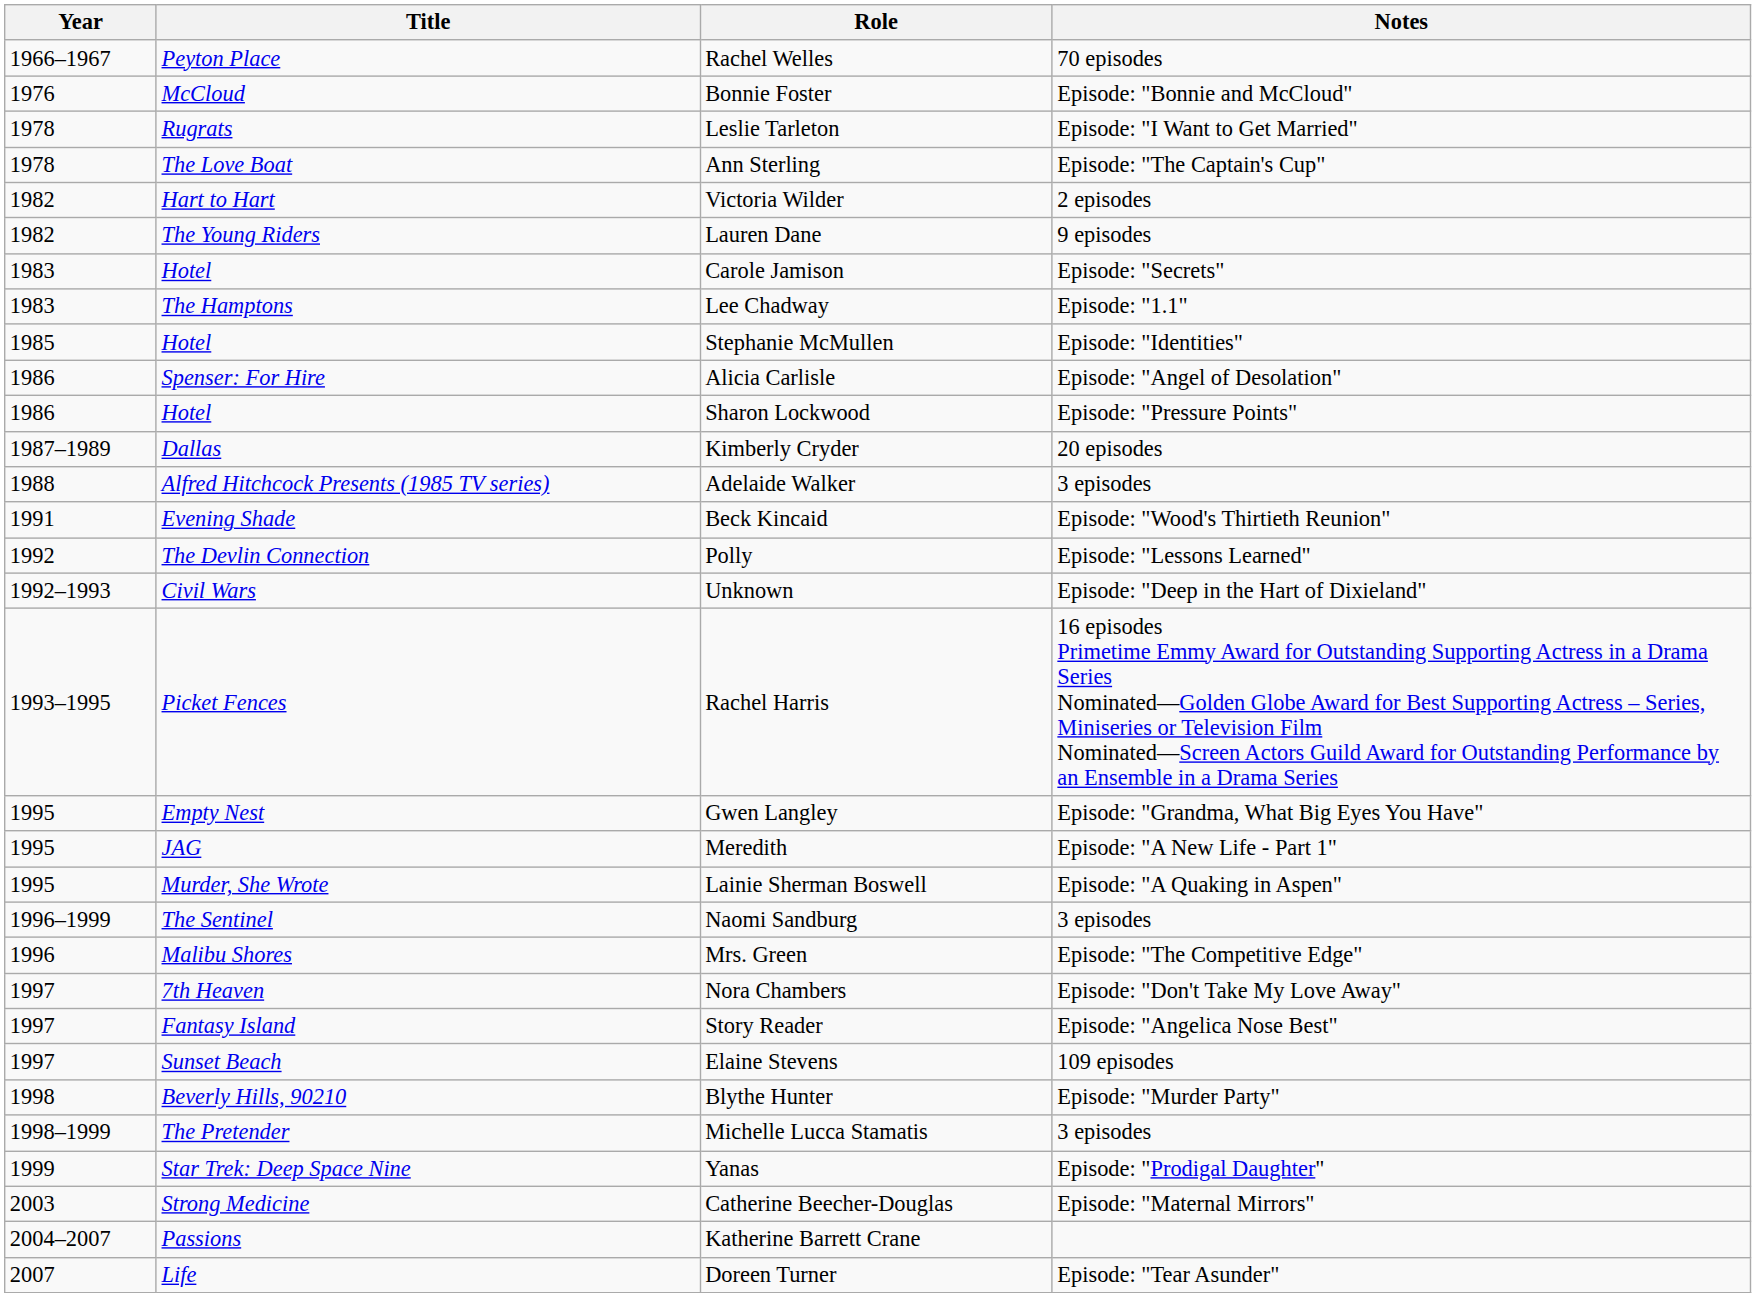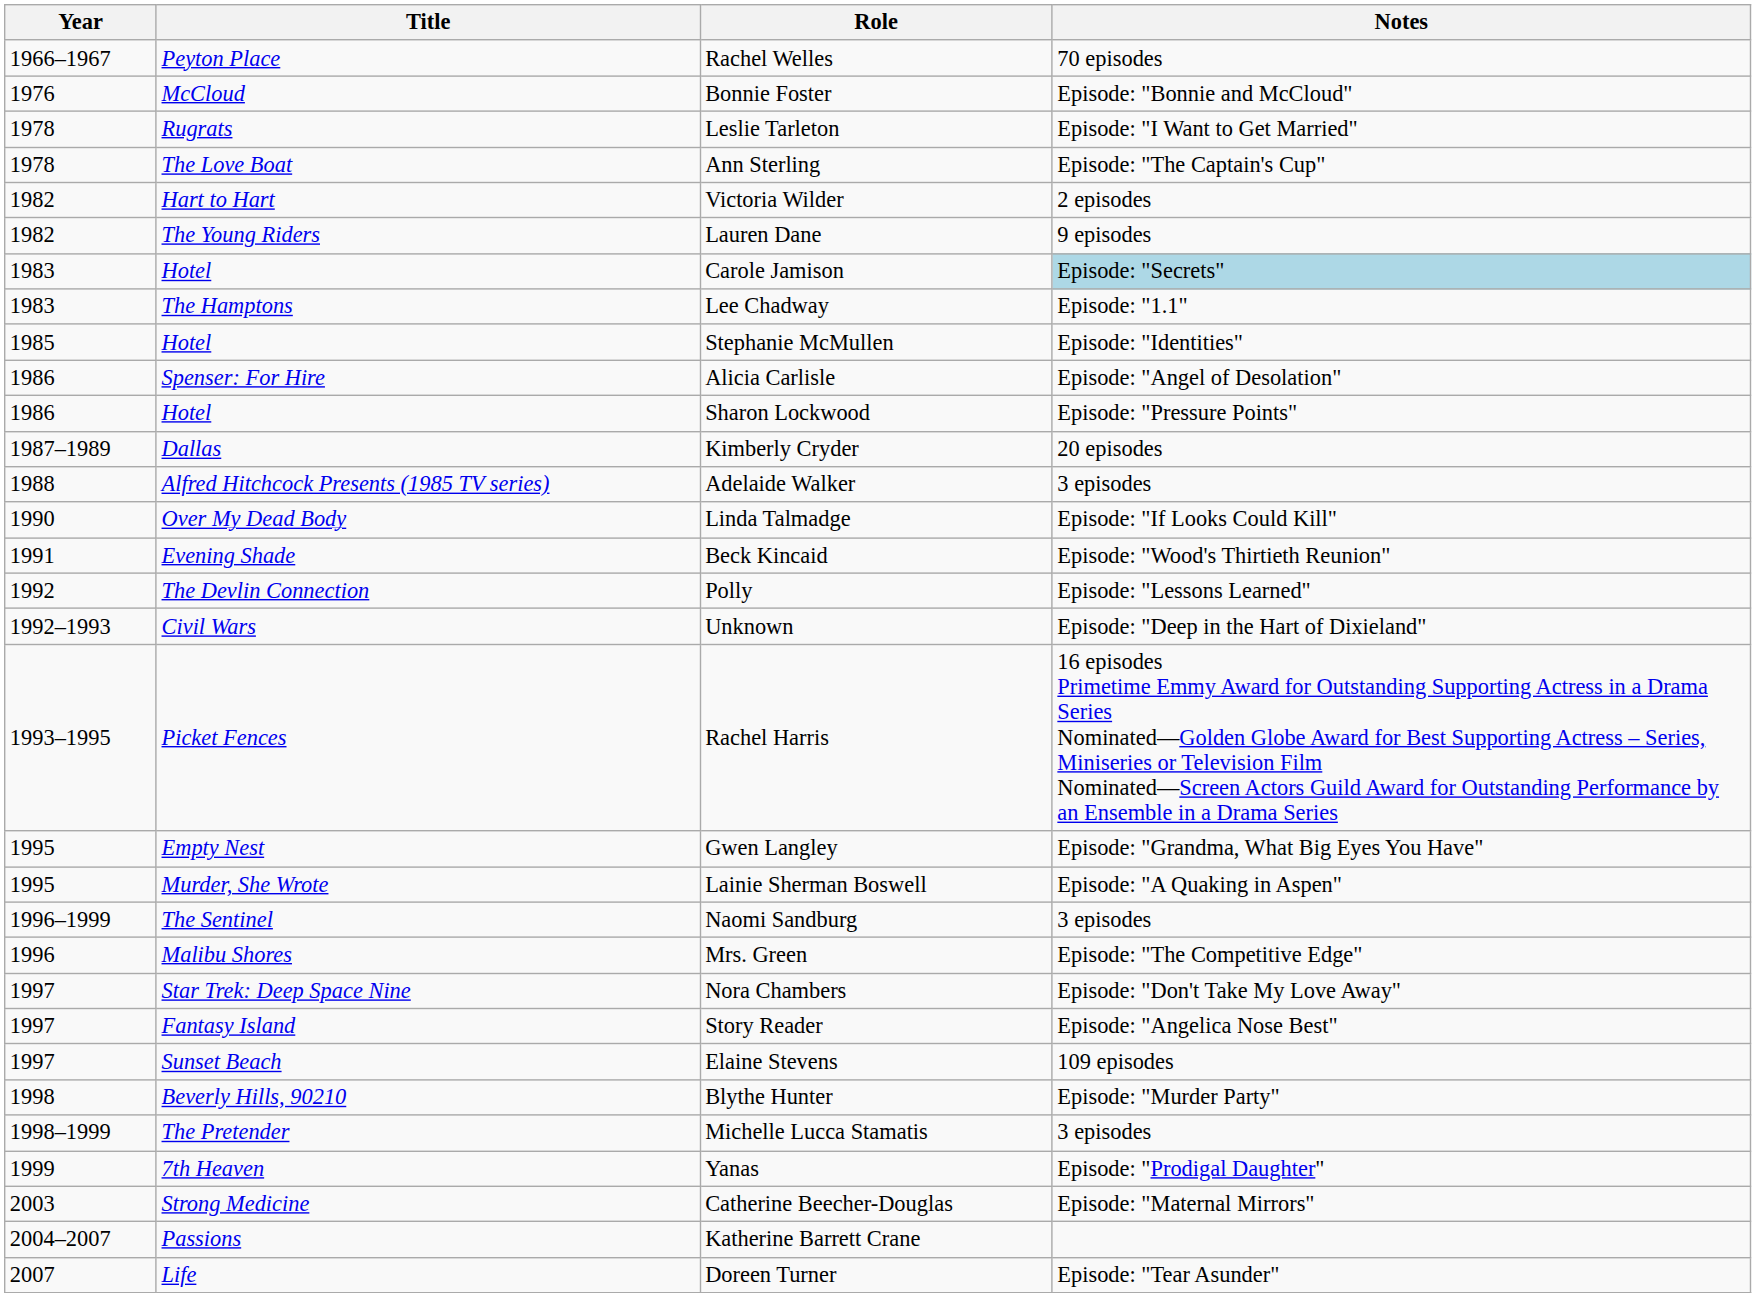(1141, 270) no background -> (1141, 270) lightblue background
+ row: (778, 519)
- row: (746, 848)
(213, 990) 7th Heaven -> (286, 990) Star Trek: Deep Space Nine
(286, 1168) Star Trek: Deep Space Nine -> (213, 1168) 7th Heaven
